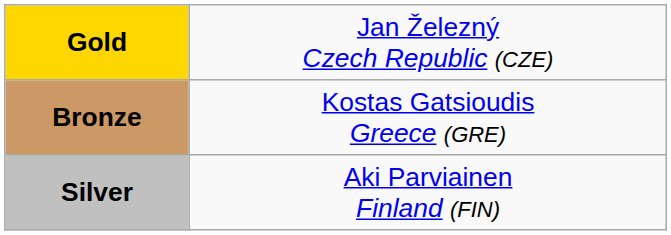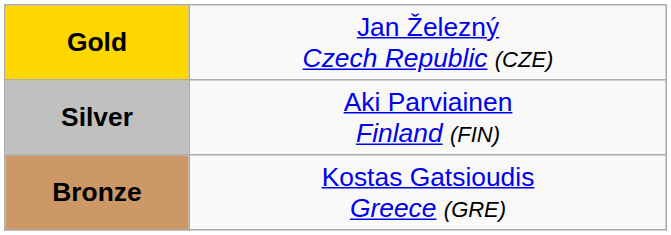rows swapped: (97, 191) <-> (97, 116)
